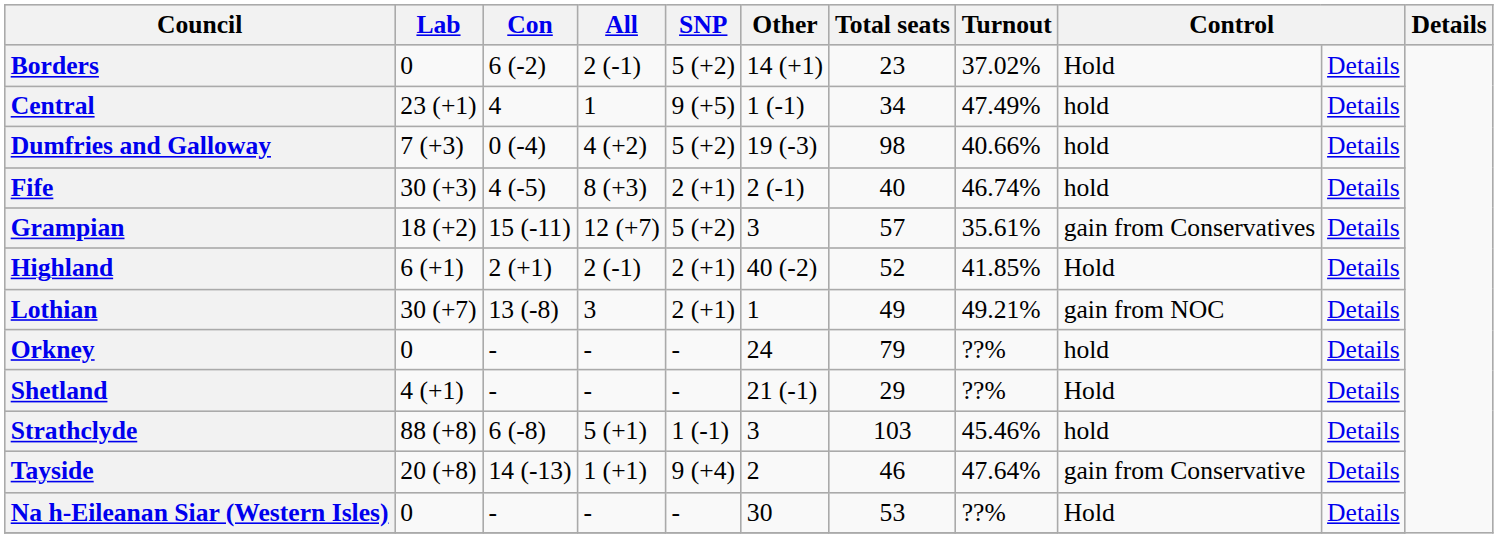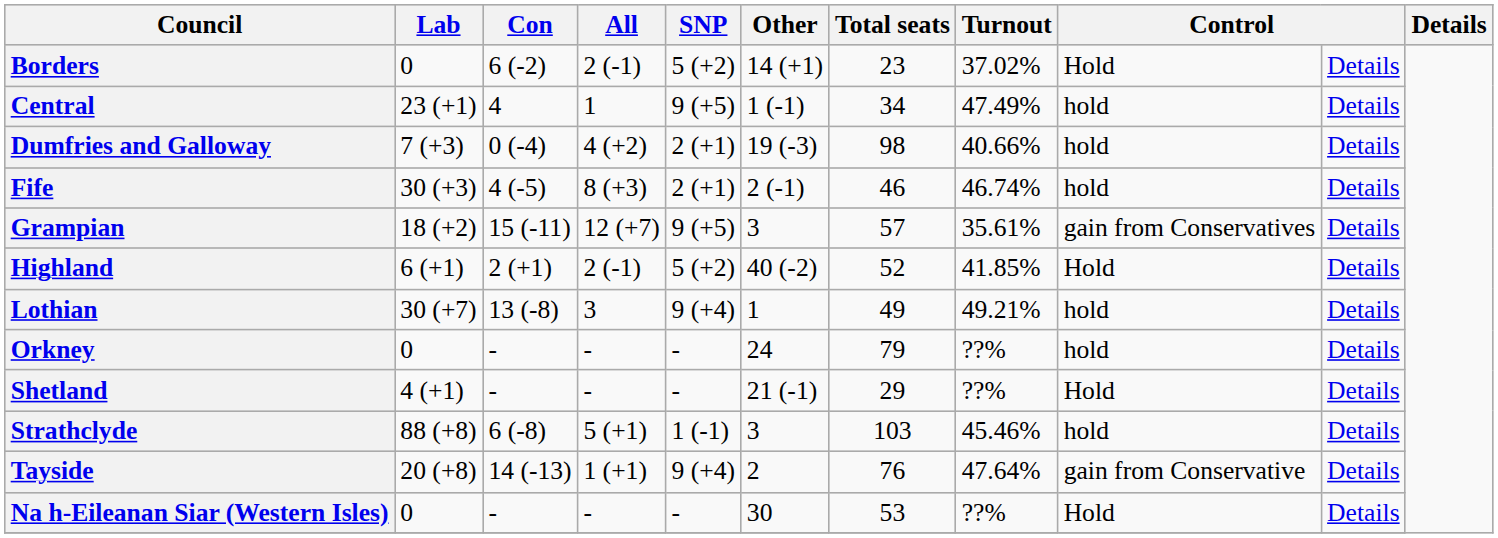(703, 146) 5 (+2) -> (703, 146) 2 (+1)
(892, 187) 40 -> (892, 187) 46
(703, 227) 5 (+2) -> (703, 227) 9 (+5)
(703, 268) 2 (+1) -> (703, 268) 5 (+2)
(703, 308) 2 (+1) -> (703, 308) 9 (+4)
(1144, 308) gain from NOC -> (1086, 308) hold
(892, 471) 46 -> (892, 471) 76
